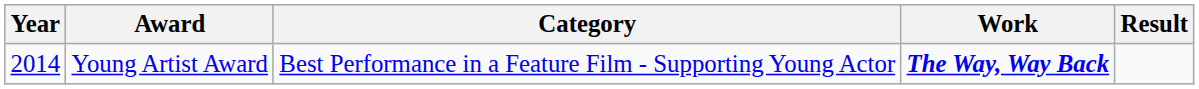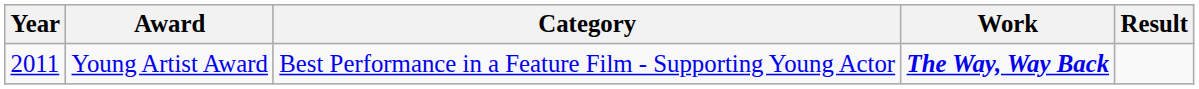(35, 63) 2014 -> (35, 63) 2011
